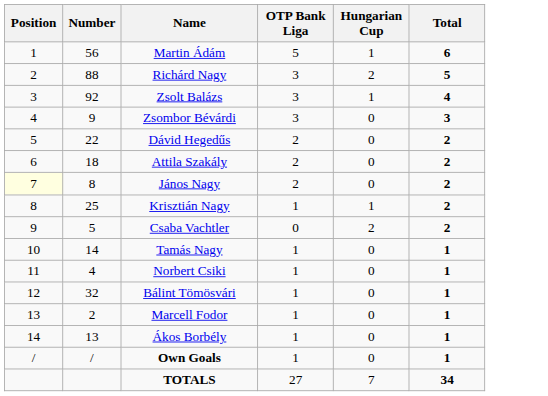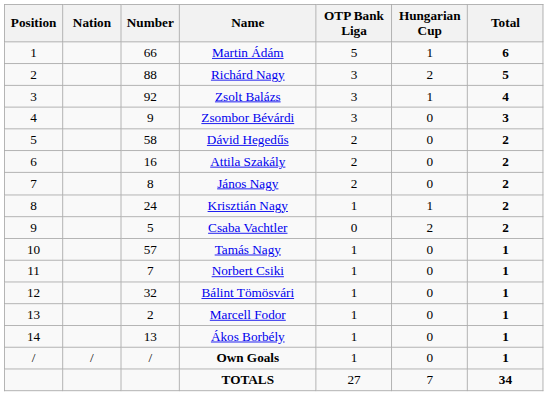+ column: (92, 23)
(92, 53) 56 -> (150, 53) 66
(92, 140) 22 -> (150, 140) 58
(92, 162) 18 -> (150, 162) 16
(34, 183) lightyellow background -> (34, 183) no background
(92, 205) 25 -> (150, 205) 24
(92, 249) 14 -> (150, 249) 57
(92, 271) 4 -> (150, 271) 7
